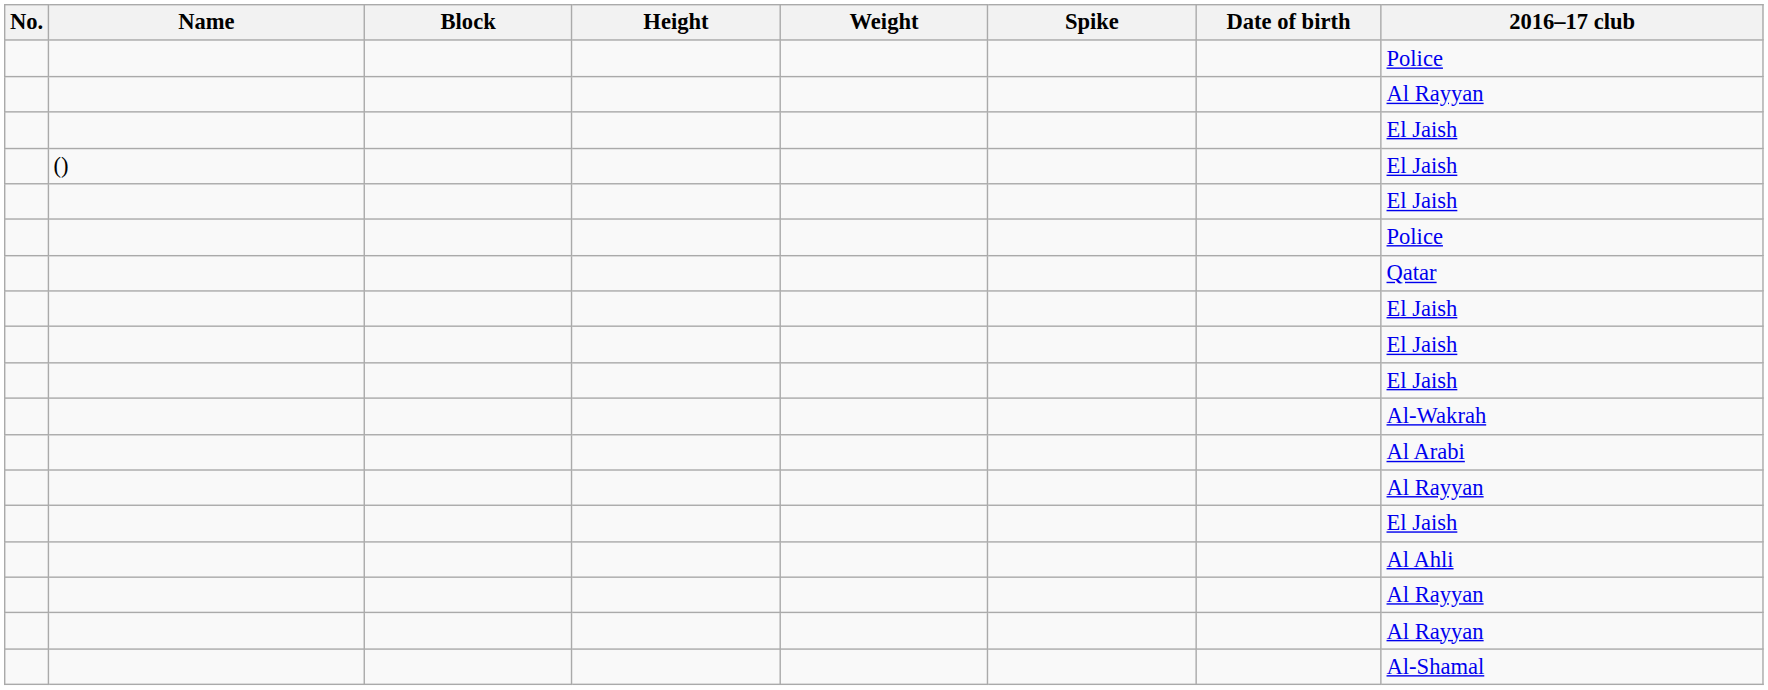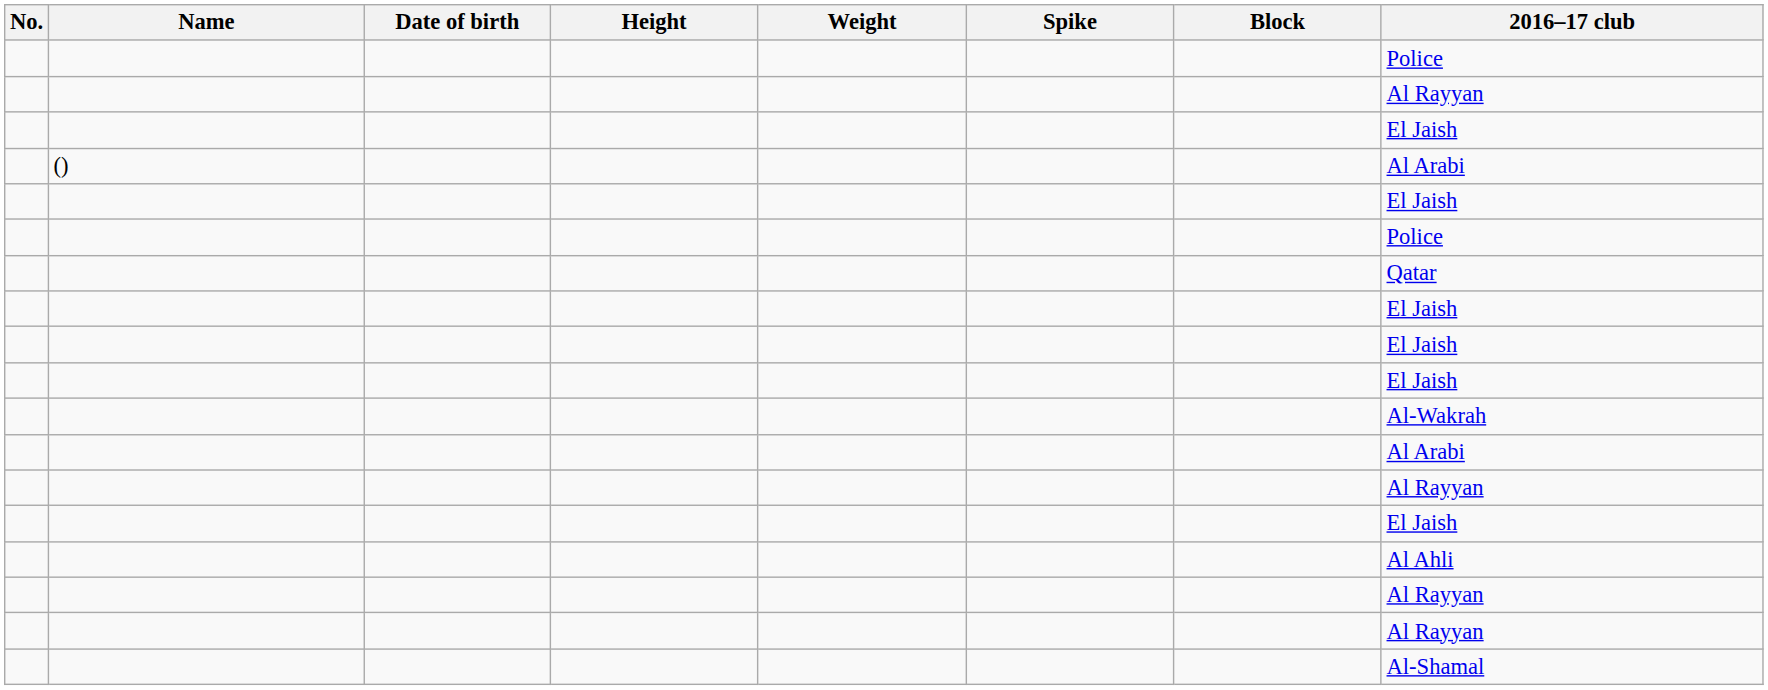columns swapped: (1288, 22) <-> (468, 22)
(1422, 165) El Jaish -> (1426, 165) Al Arabi
